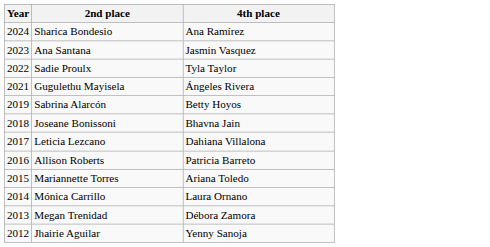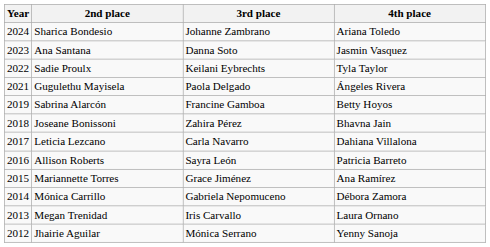+ column: (258, 13)
(215, 32) Ana Ramírez -> (368, 32) Ariana Toledo
(217, 178) Ariana Toledo -> (366, 178) Ana Ramírez
(216, 196) Laura Ornano -> (372, 196) Débora Zamora
(220, 215) Débora Zamora -> (368, 215) Laura Ornano
